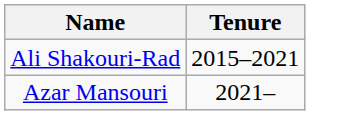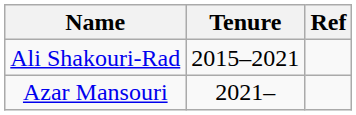+ column: (328, 22)
